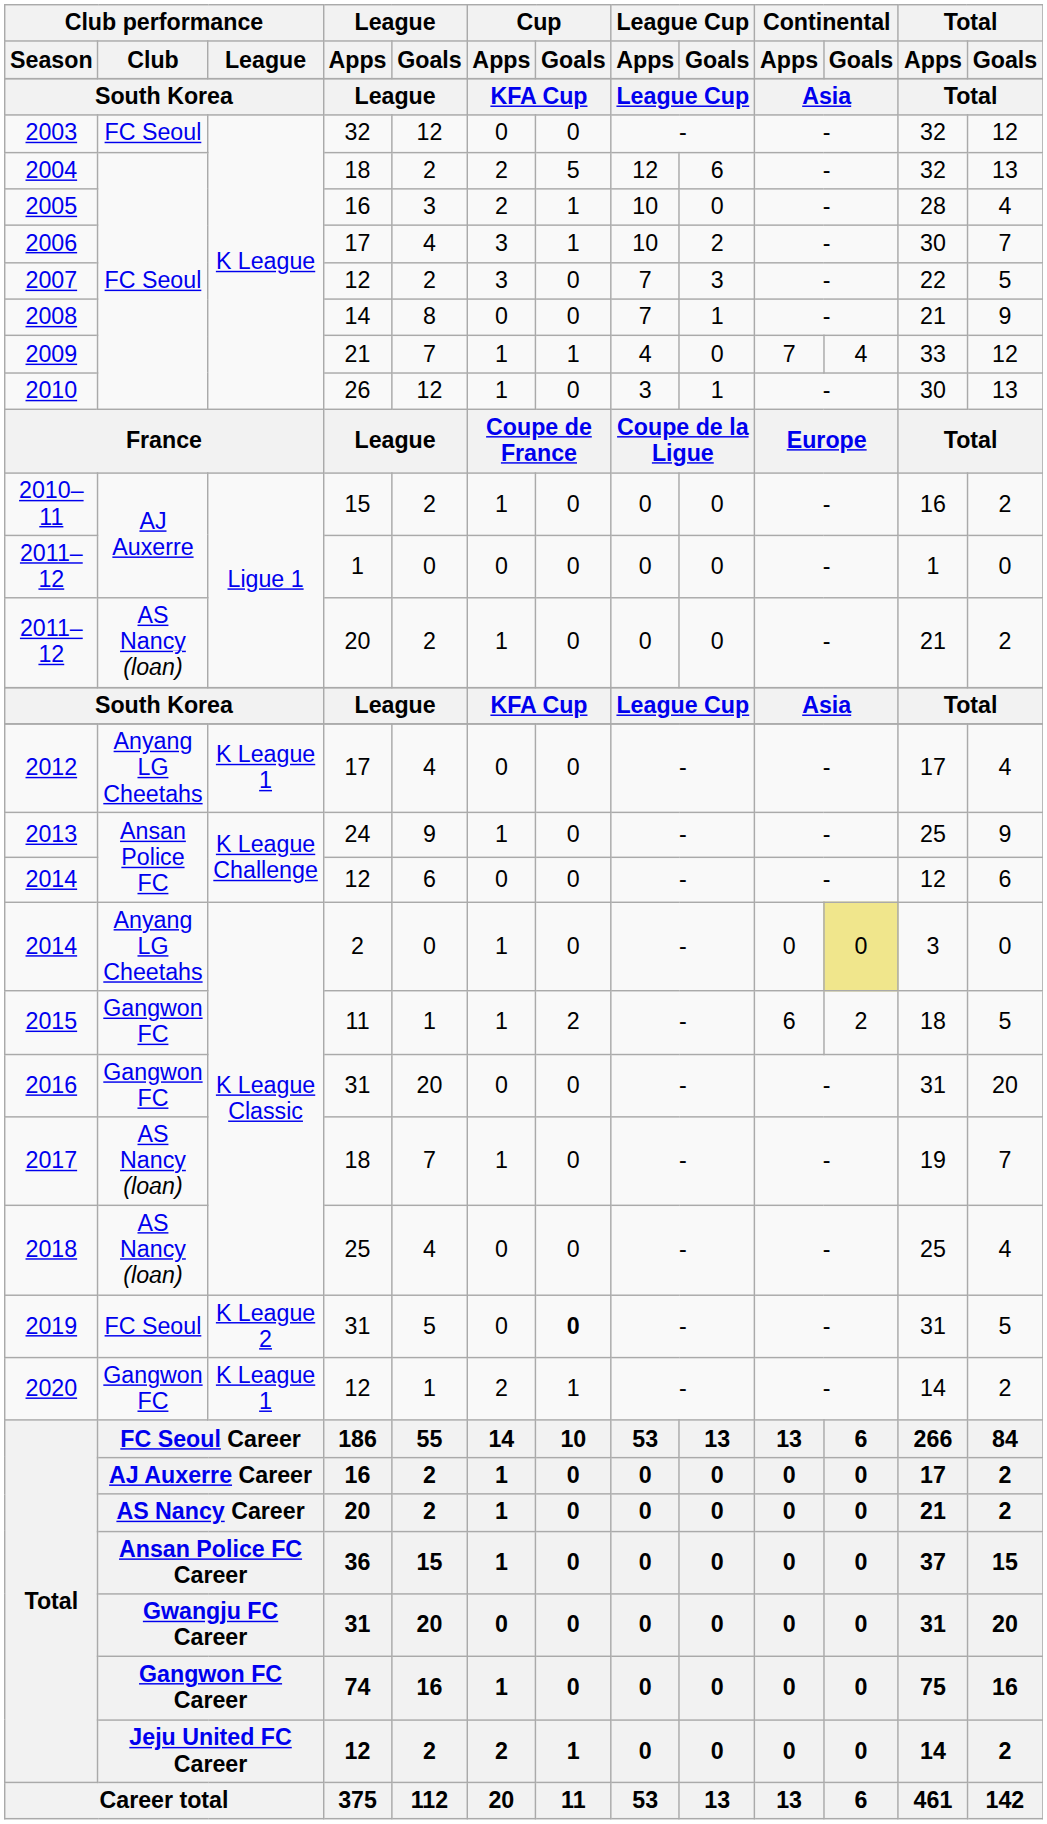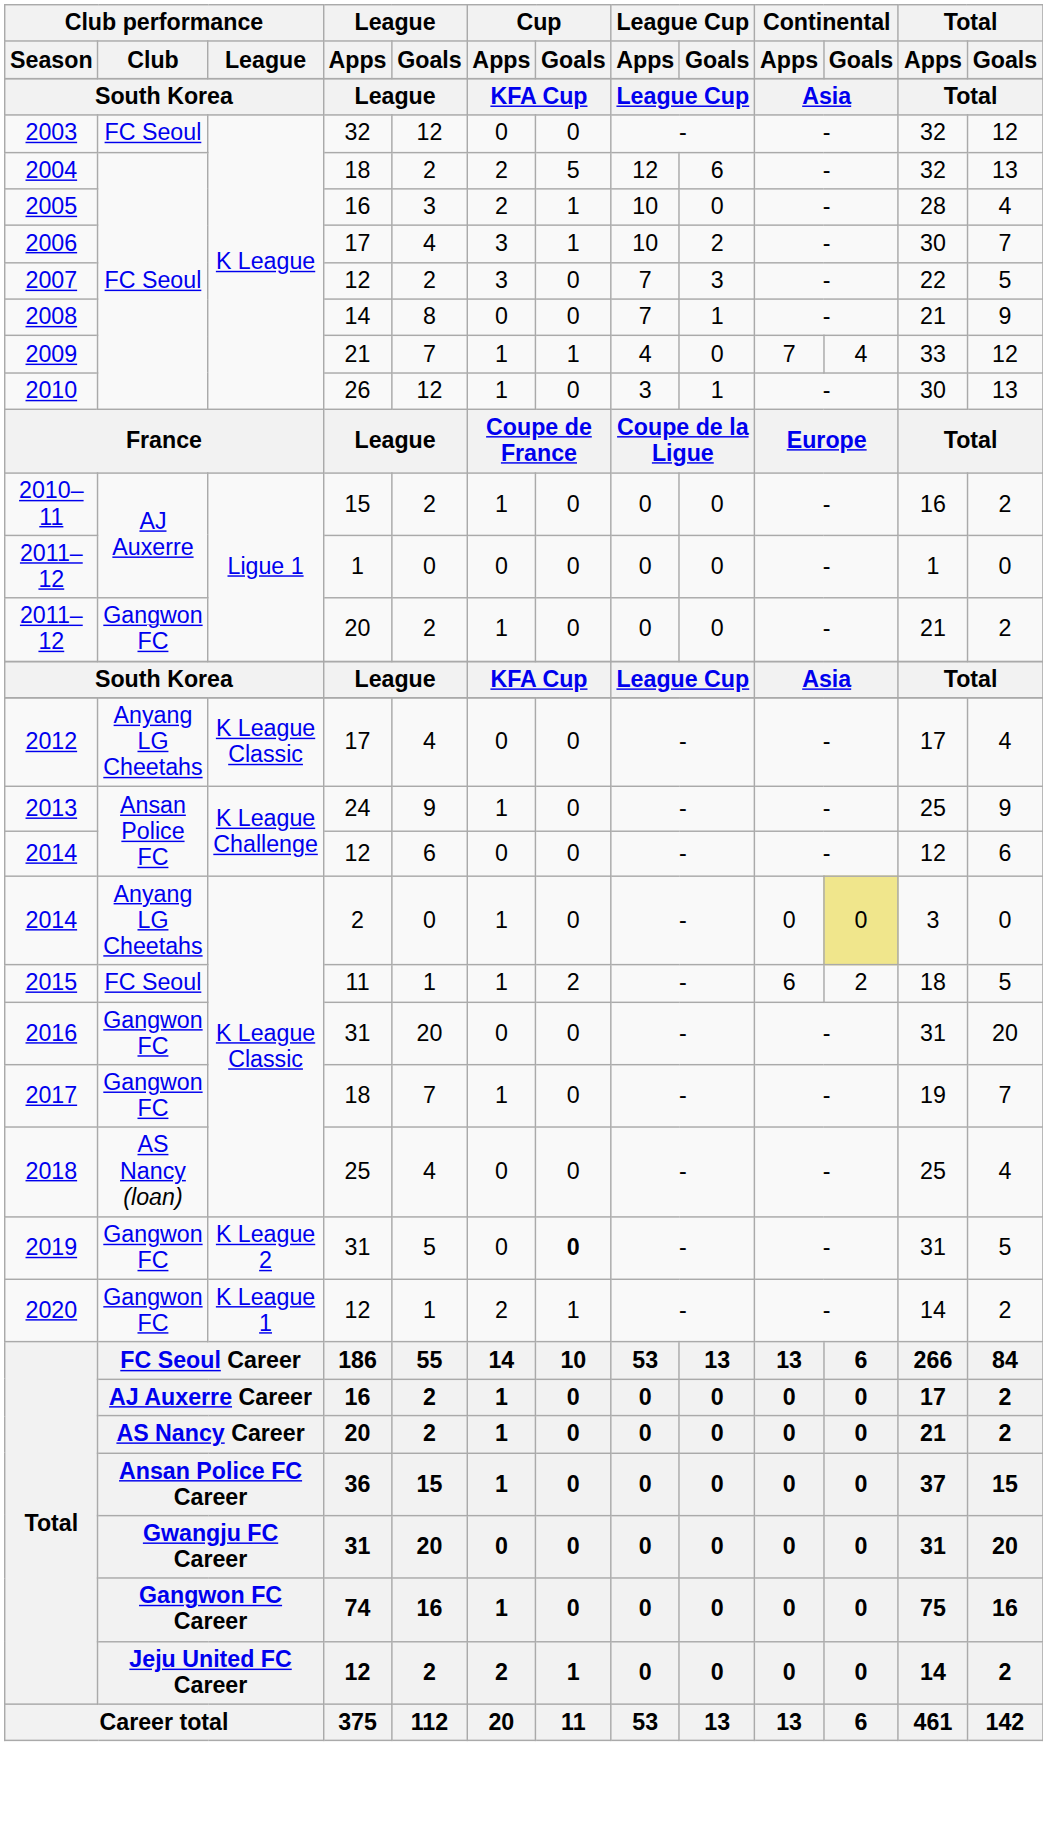(153, 642) AS Nancy (loan) -> (153, 629) Gangwon FC
(266, 768) K League 1 -> (266, 742) K League Classic
(153, 1022) Gangwon FC -> (153, 982) FC Seoul
(153, 1160) AS Nancy (loan) -> (153, 1095) Gangwon FC
(153, 1325) FC Seoul -> (153, 1247) Gangwon FC
